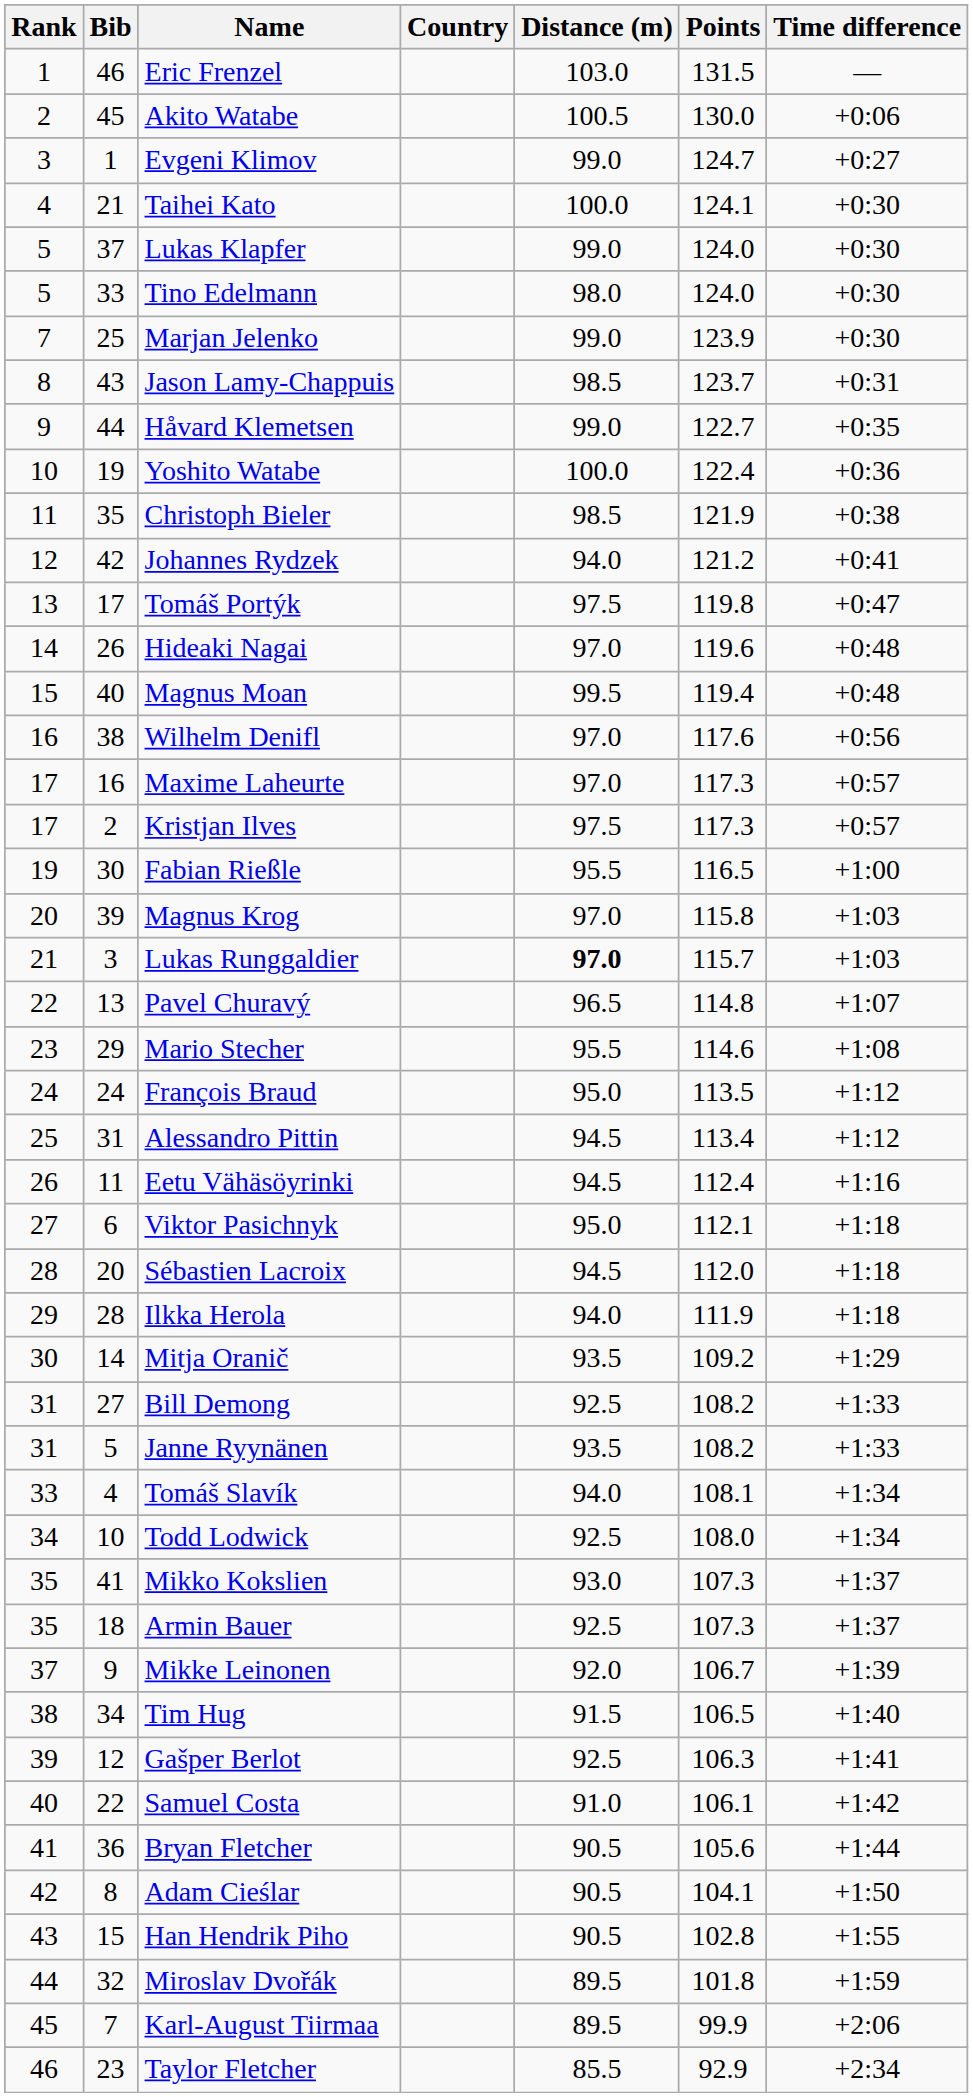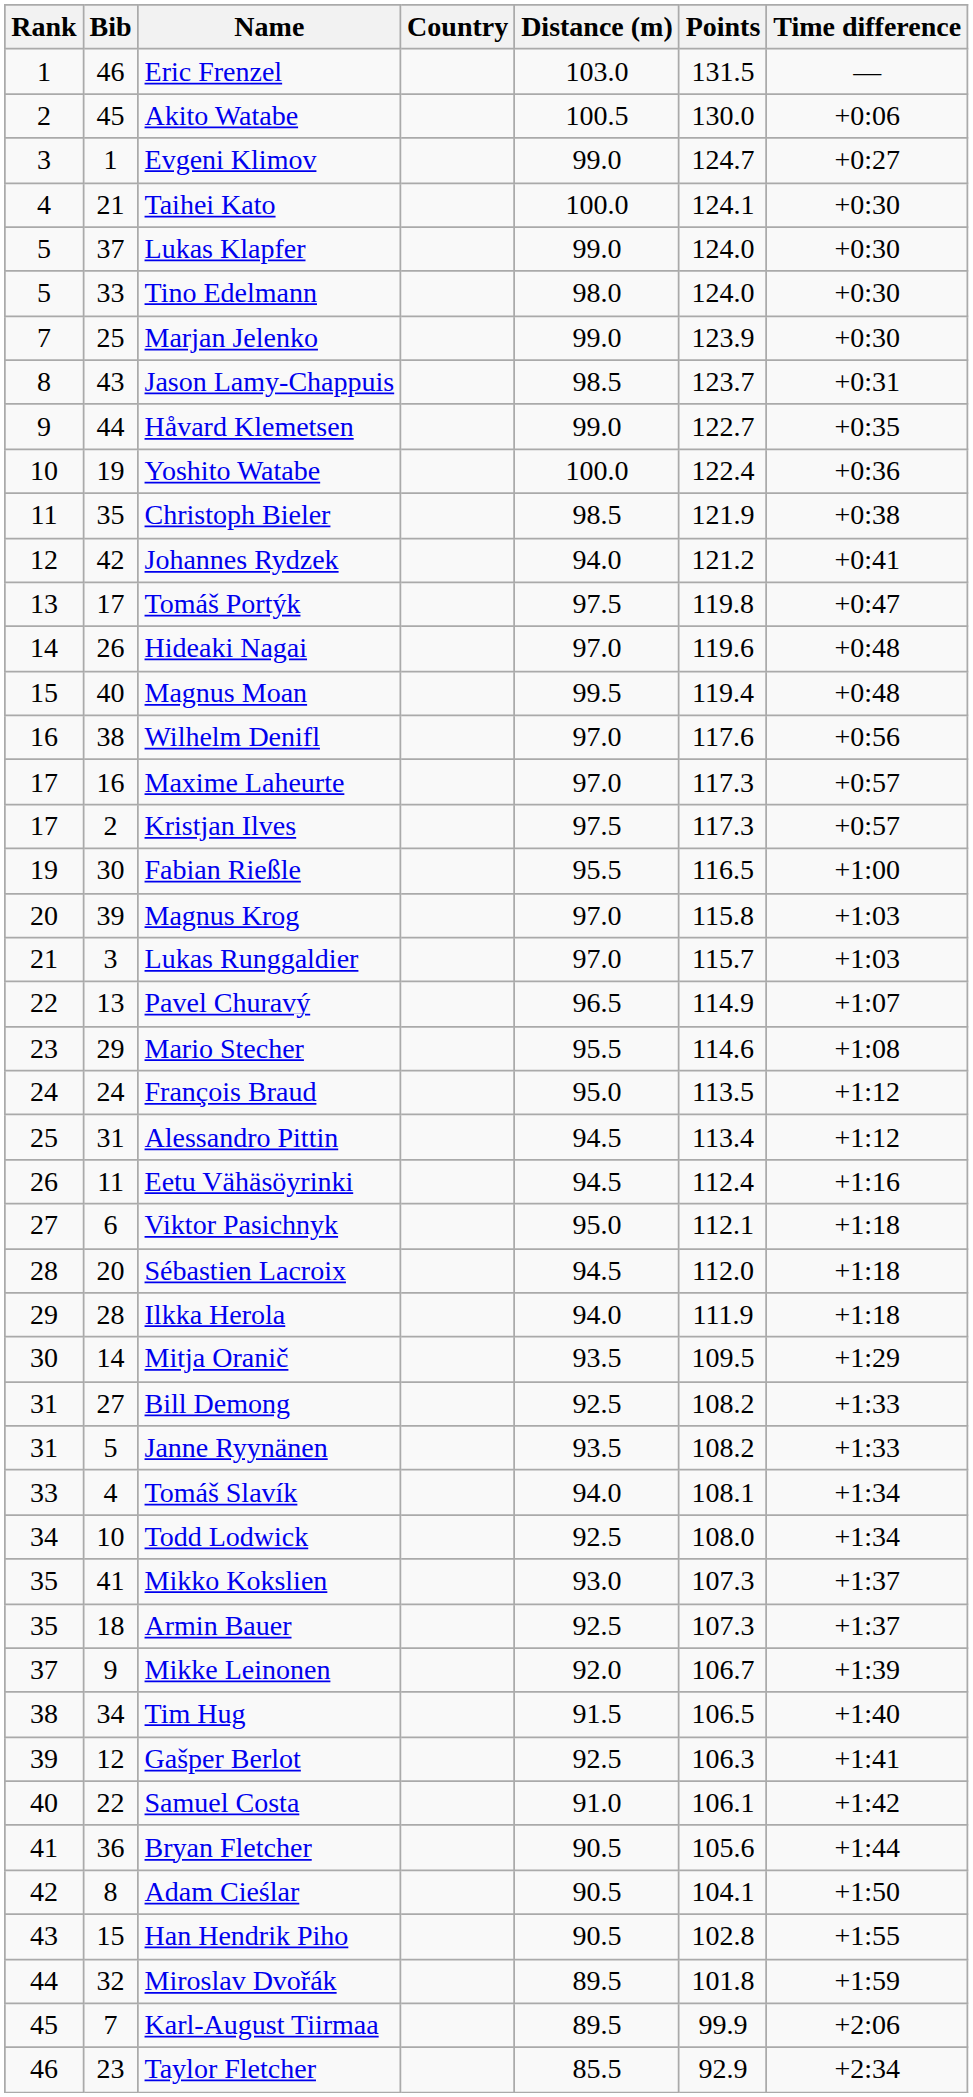(597, 959) bold -> (597, 959) normal
(723, 1003) 114.8 -> (723, 1003) 114.9
(723, 1358) 109.2 -> (723, 1358) 109.5
